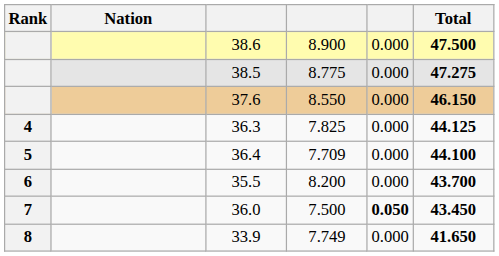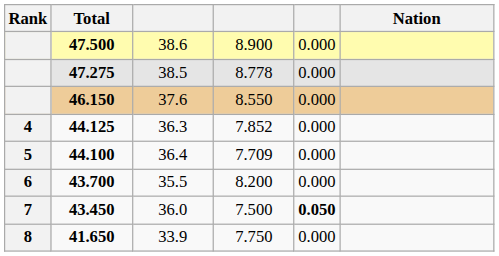columns swapped: (128, 17) <-> (453, 17)
(327, 72) 8.775 -> (254, 72) 8.778
(327, 127) 7.825 -> (254, 127) 7.852
(327, 236) 7.749 -> (254, 236) 7.750
